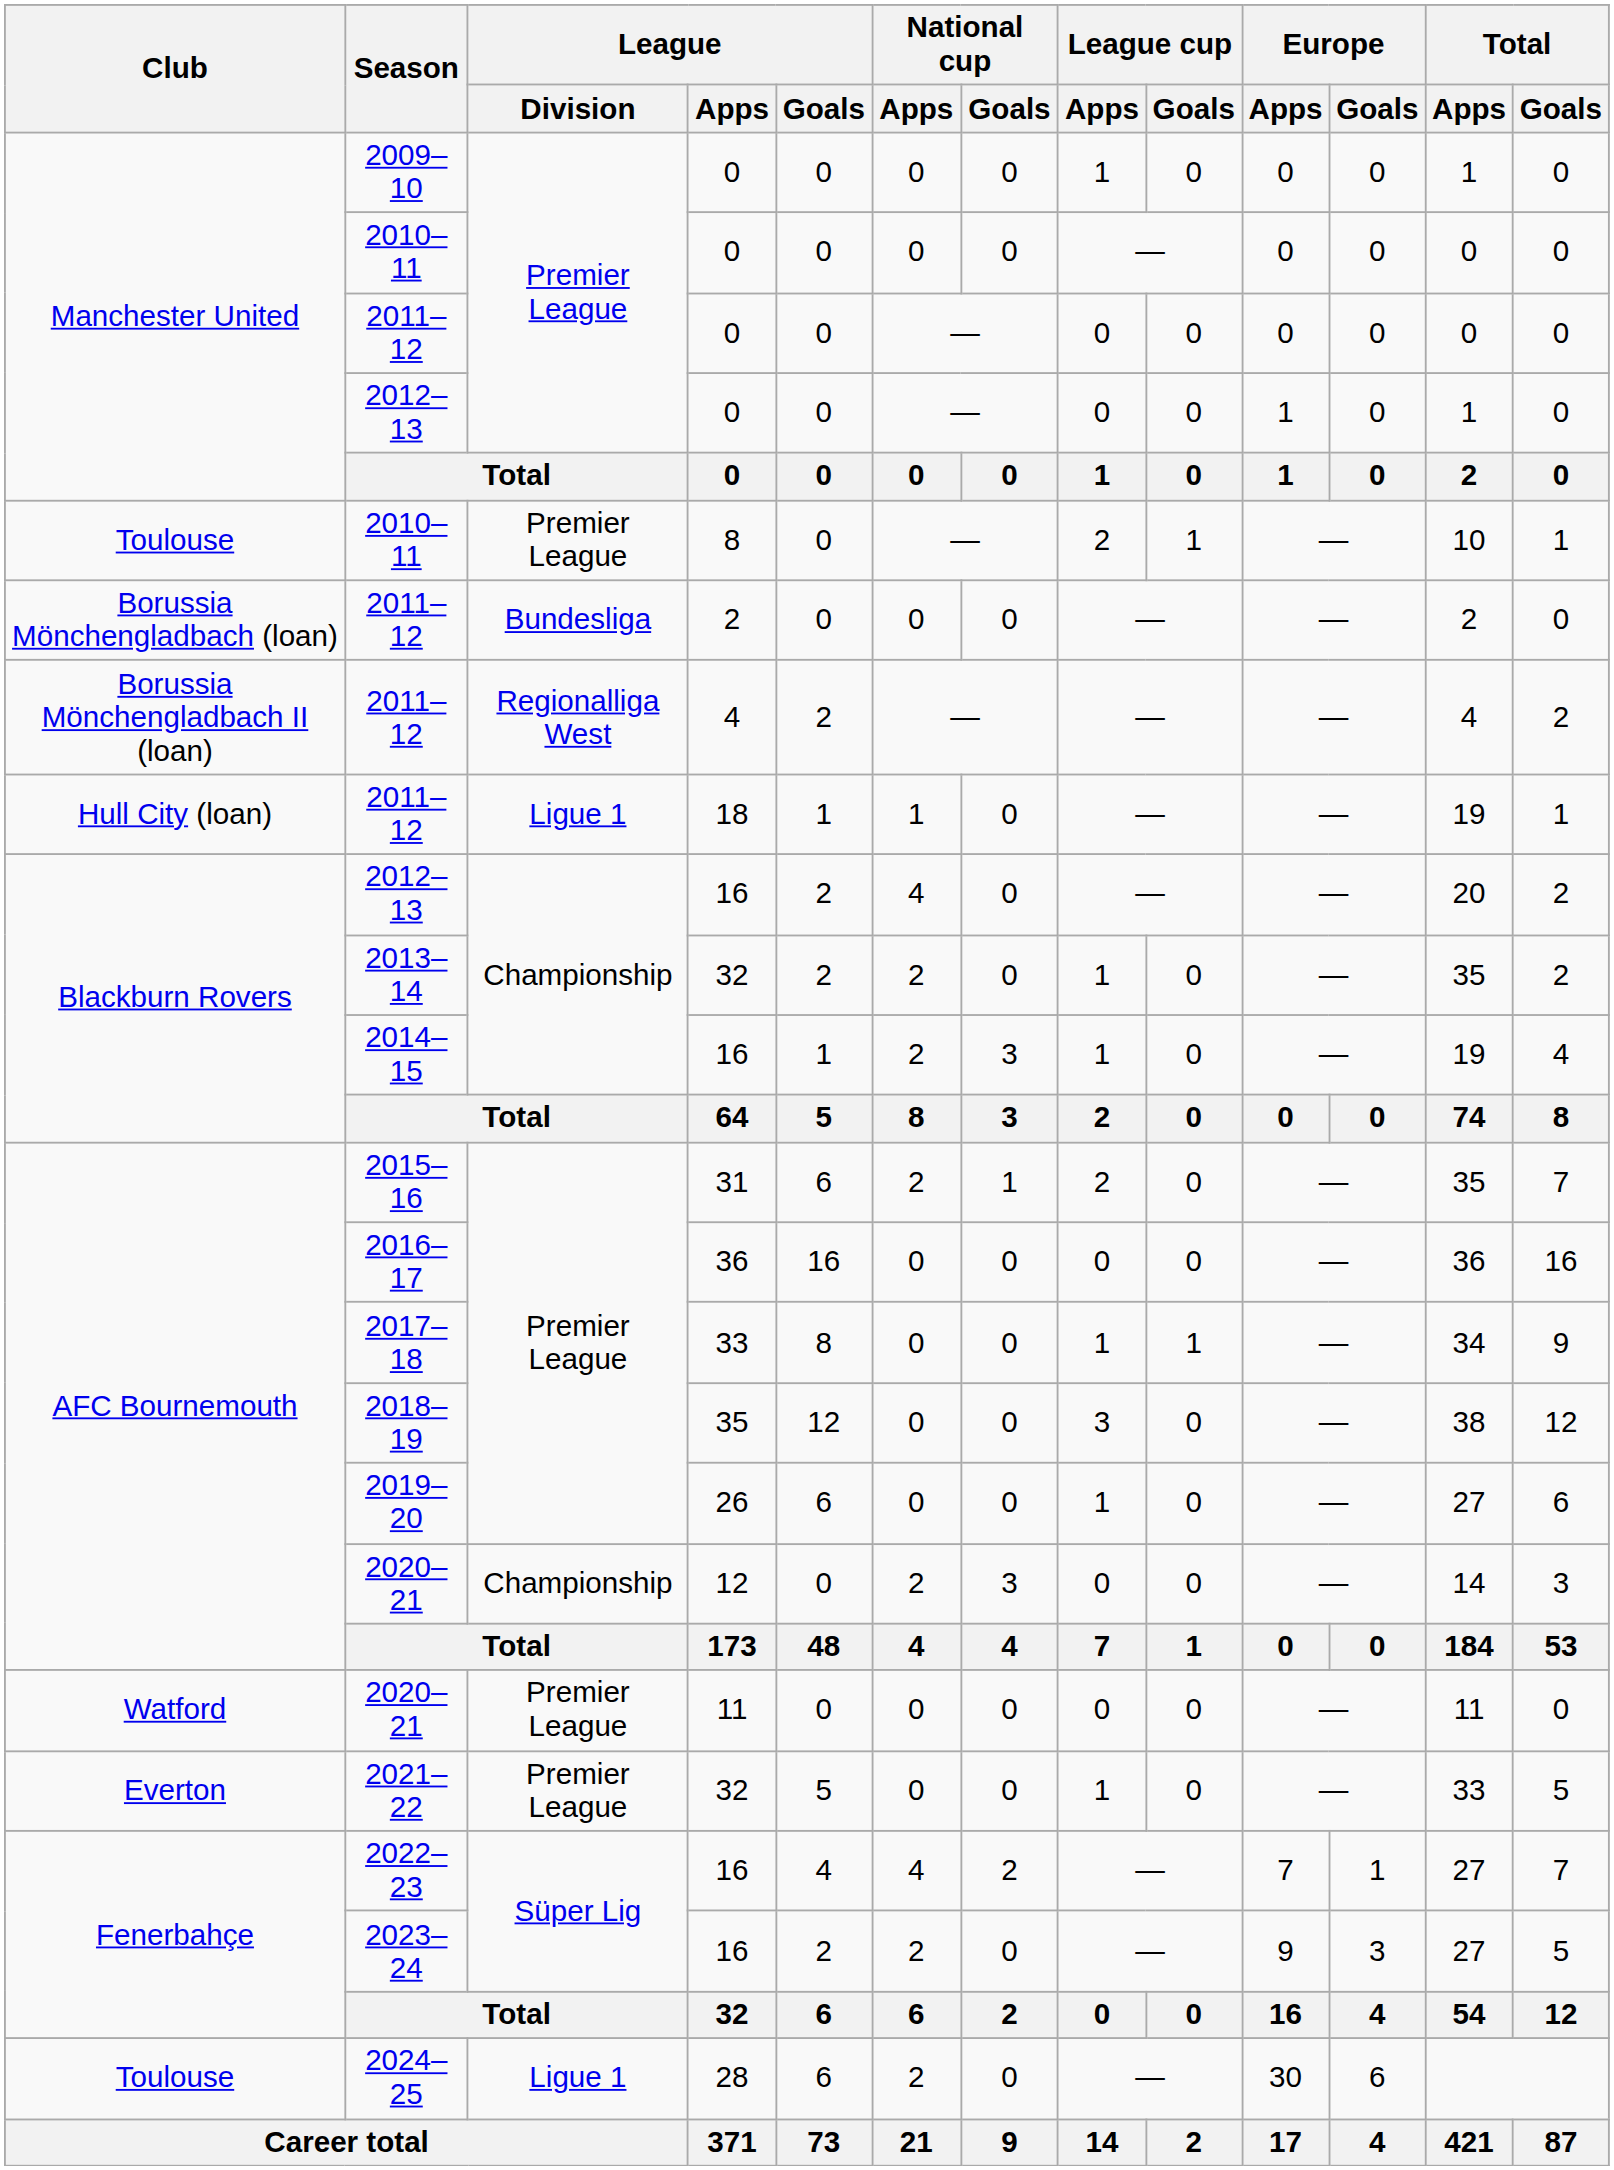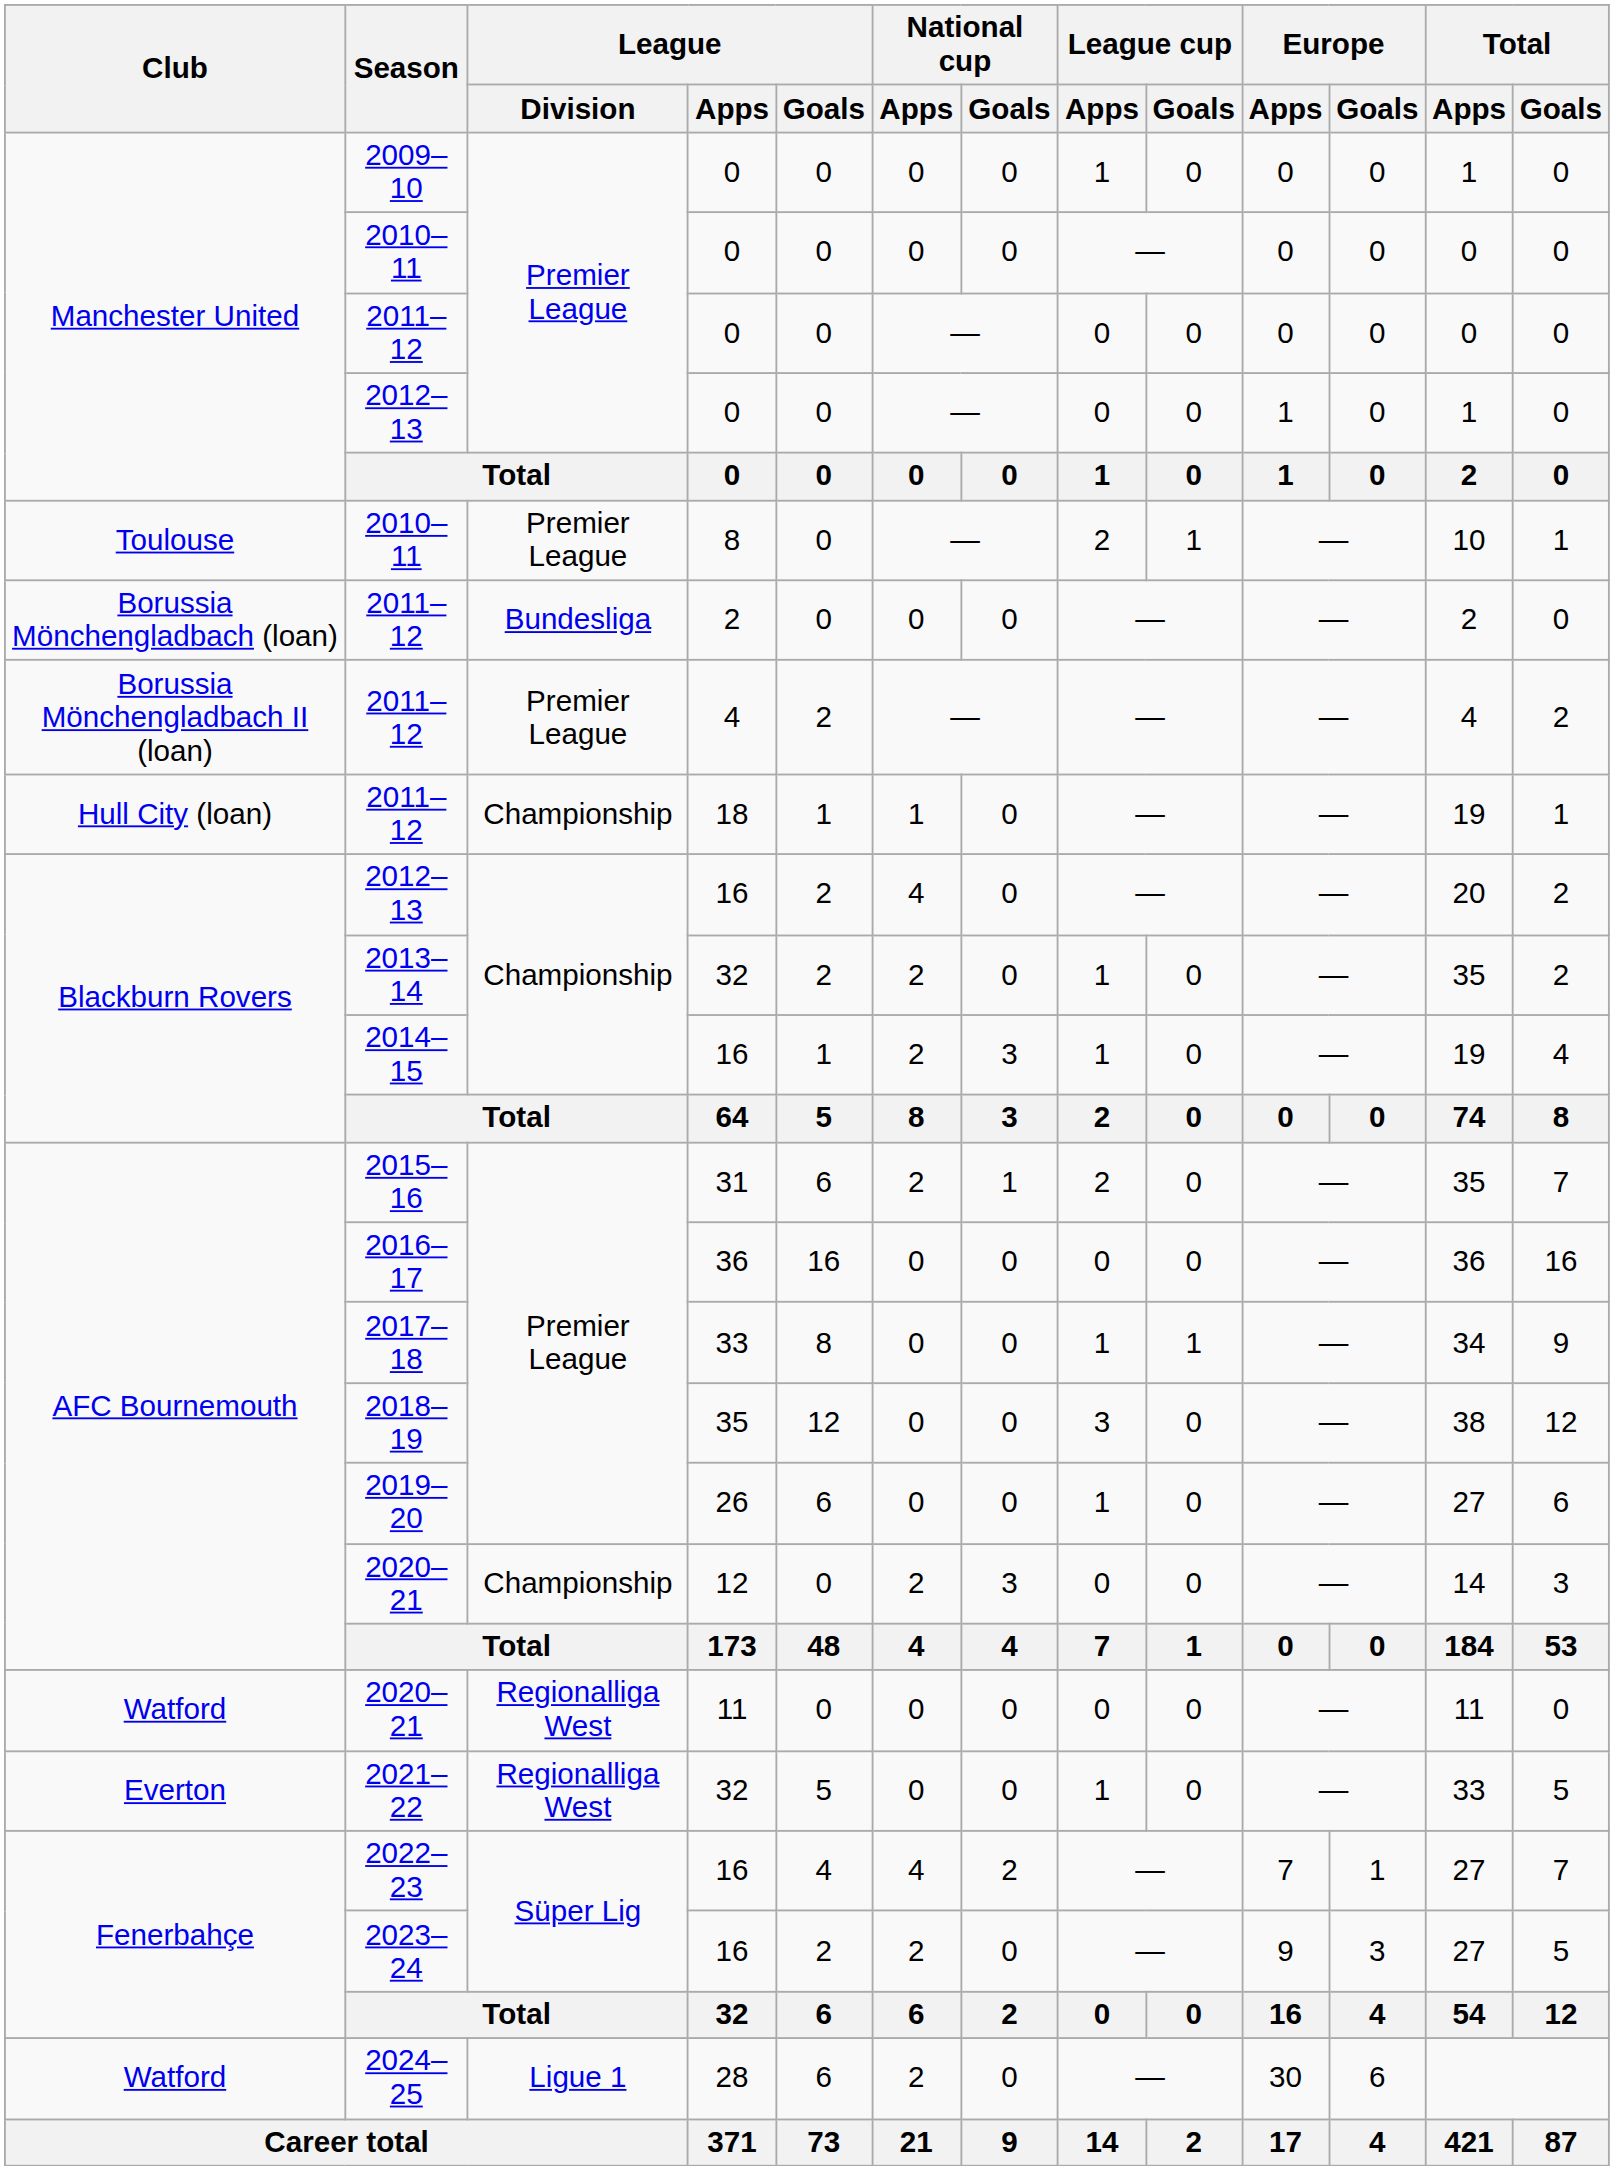(578, 716) Regionalliga West -> (578, 716) Premier League
(578, 813) Ligue 1 -> (578, 813) Championship
(578, 1710) Premier League -> (578, 1710) Regionalliga West
(578, 1790) Premier League -> (578, 1790) Regionalliga West
(175, 2078) Toulouse -> (175, 2078) Watford
